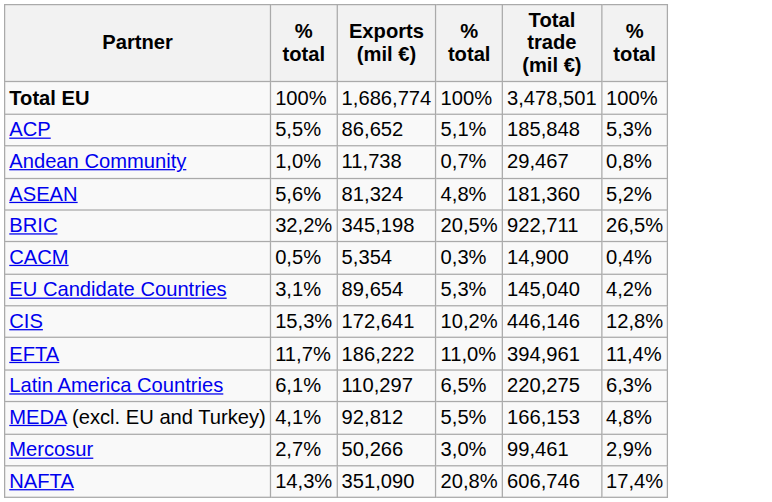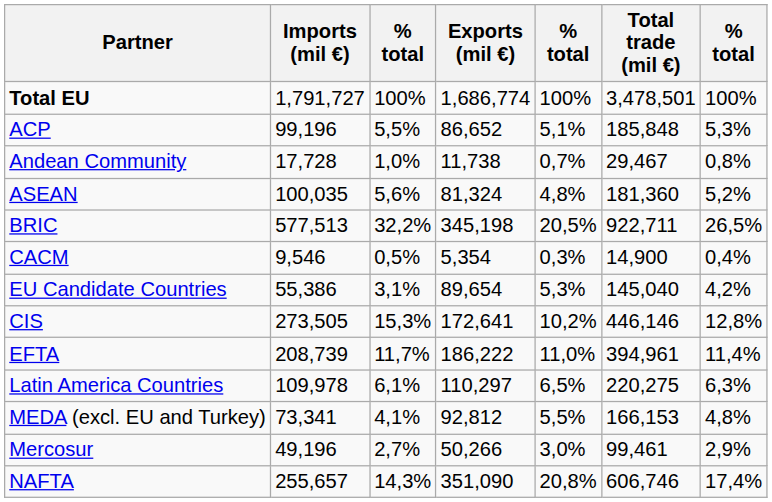+ column: (320, 43)
